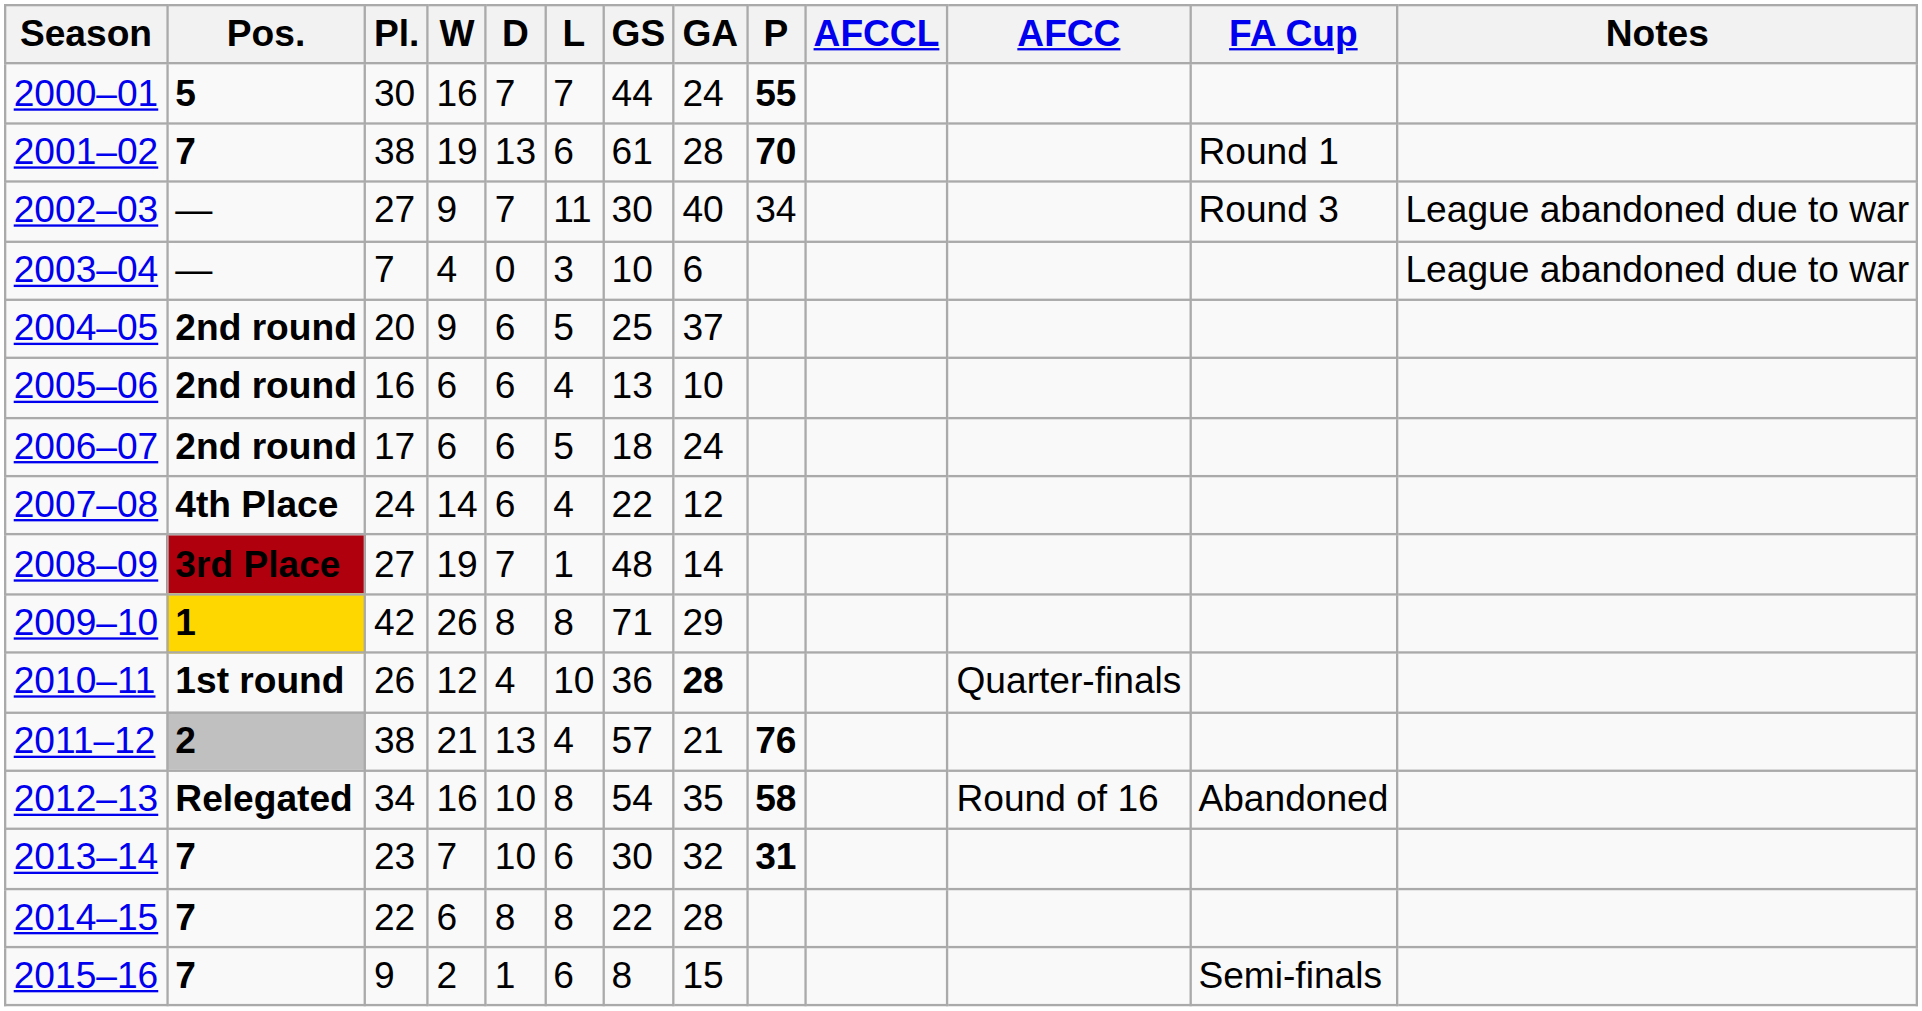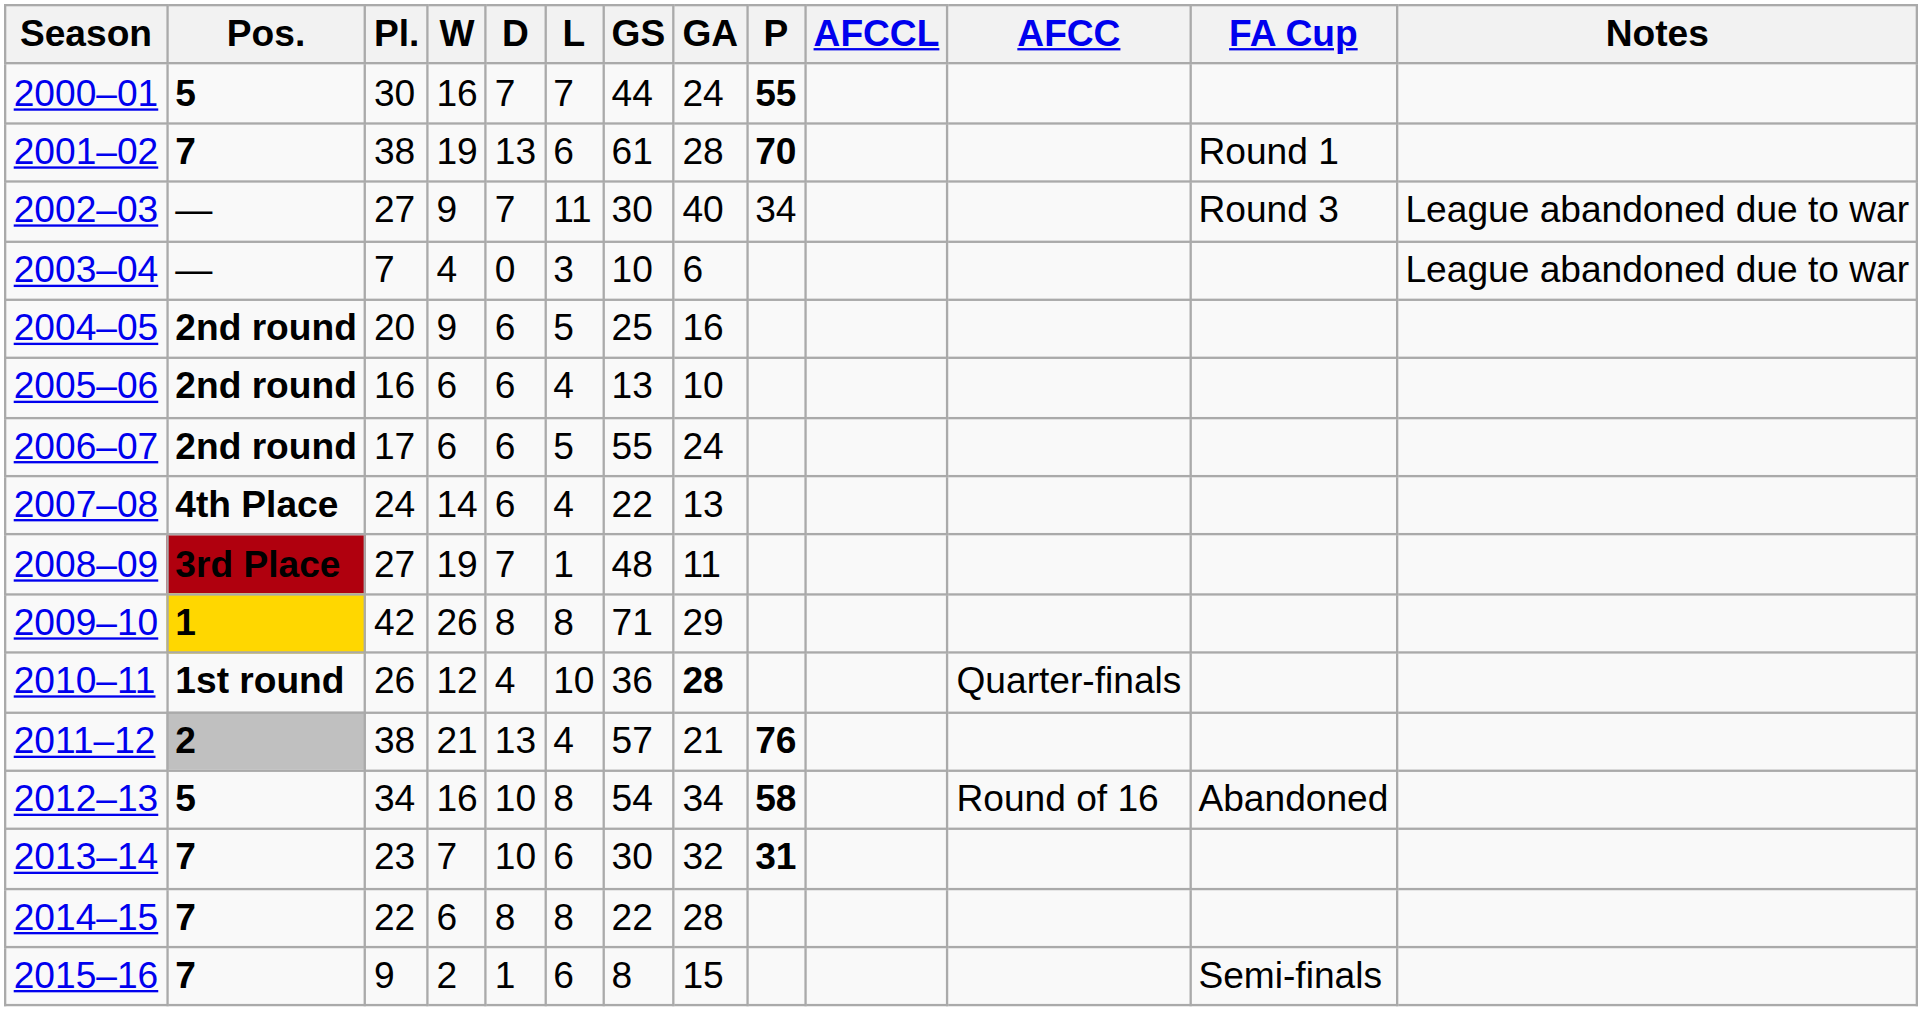(703, 328) 37 -> (703, 328) 16
(632, 446) 18 -> (632, 446) 55
(703, 504) 12 -> (703, 504) 13
(703, 563) 14 -> (702, 563) 11
(264, 799) Relegated -> (186, 799) 5
(703, 799) 35 -> (703, 799) 34
